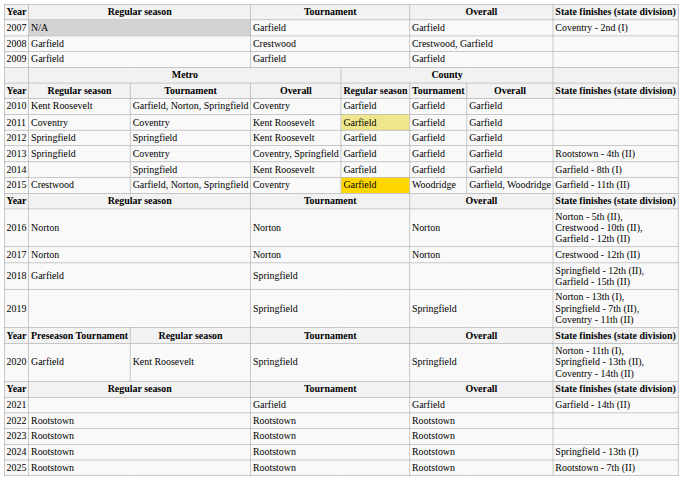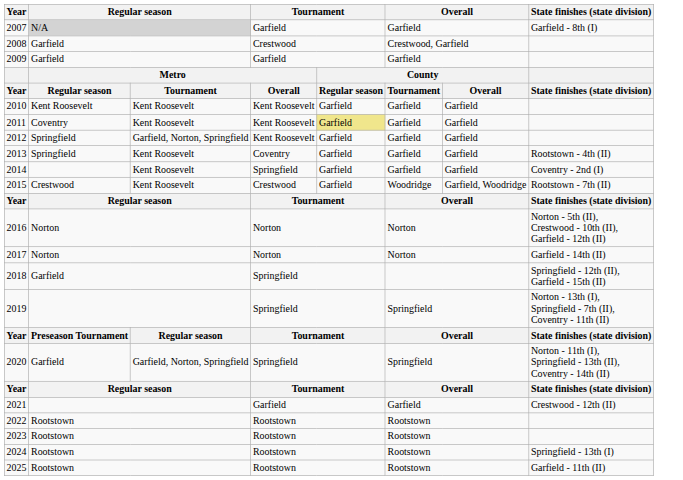(592, 28) Coventry - 2nd (I) -> (564, 28) Garfield - 8th (I)
(191, 106) Garfield, Norton, Springfield -> (163, 106) Kent Roosevelt
(271, 106) Coventry -> (284, 106) Kent Roosevelt
(151, 122) Coventry -> (163, 122) Kent Roosevelt
(155, 138) Springfield -> (191, 138) Garfield, Norton, Springfield
(151, 153) Coventry -> (163, 153) Kent Roosevelt
(296, 153) Coventry, Springfield -> (271, 153) Coventry
(155, 169) Springfield -> (163, 169) Kent Roosevelt
(284, 169) Kent Roosevelt -> (275, 169) Springfield
(589, 169) Garfield - 8th (I) -> (567, 169) Coventry - 2nd (I)
(191, 185) Garfield, Norton, Springfield -> (163, 185) Kent Roosevelt
(271, 185) Coventry -> (274, 185) Crestwood
(360, 185) gold background -> (335, 185) no background
(593, 185) Garfield - 11th (II) -> (571, 185) Rootstown - 7th (II)
(598, 254) Crestwood - 12th (II) -> (568, 254) Garfield - 14th (II)
(163, 362) Kent Roosevelt -> (191, 362) Garfield, Norton, Springfield
(593, 405) Garfield - 14th (II) -> (573, 405) Crestwood - 12th (II)
(595, 468) Rootstown - 7th (II) -> (568, 468) Garfield - 11th (II)
